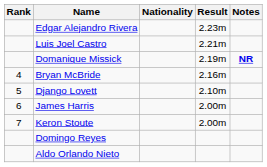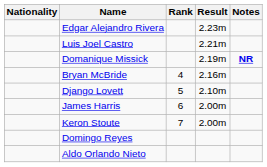columns swapped: (19, 12) <-> (167, 12)
